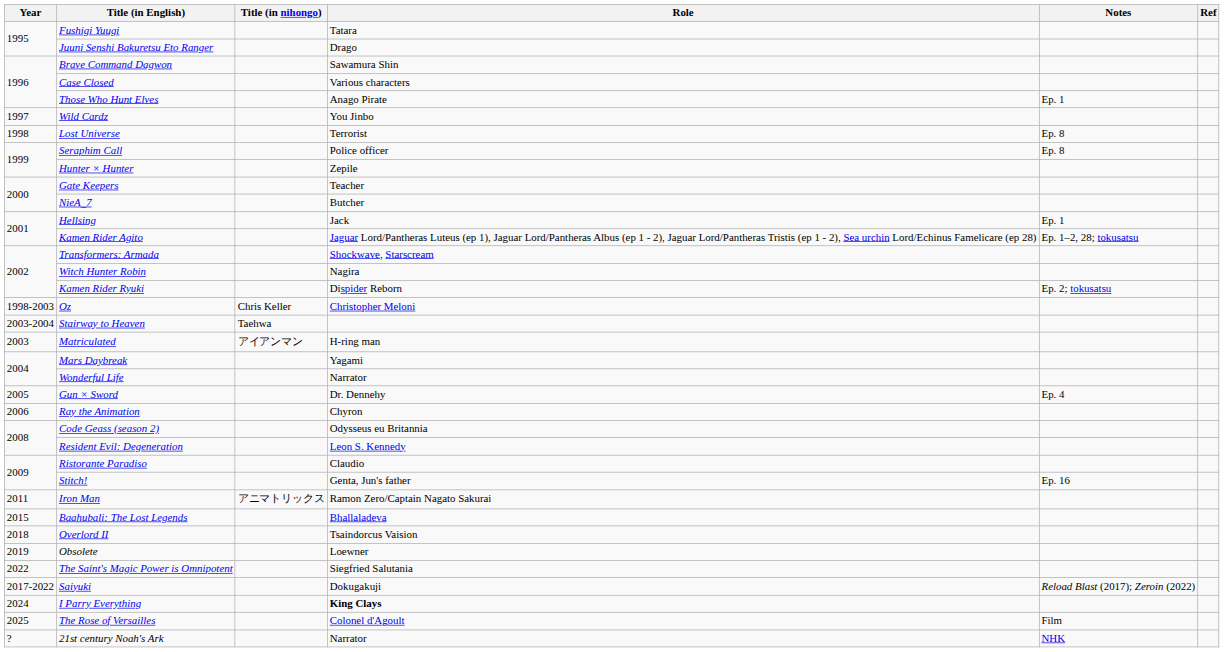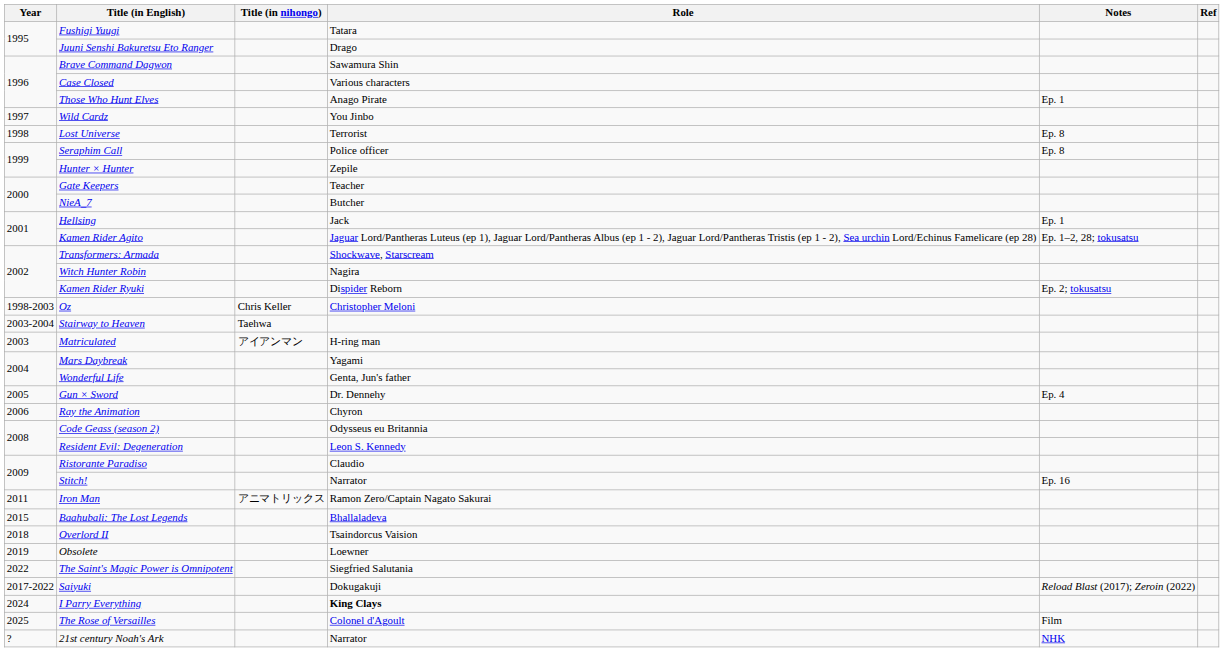(348, 377) Narrator -> (370, 377) Genta, Jun's father
(370, 481) Genta, Jun's father -> (348, 481) Narrator
